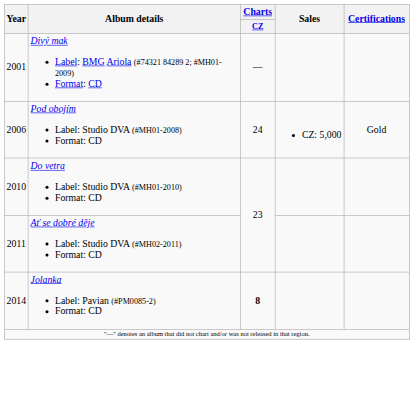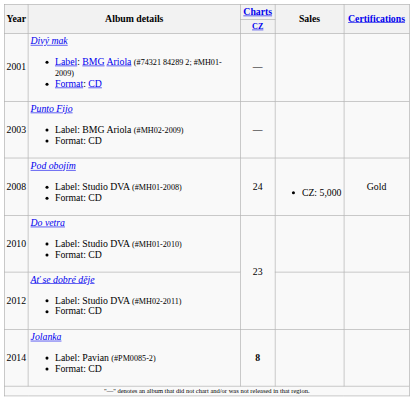+ row: (134, 125)
(16, 130) 2006 -> (16, 186) 2008
(16, 243) 2011 -> (16, 300) 2012
